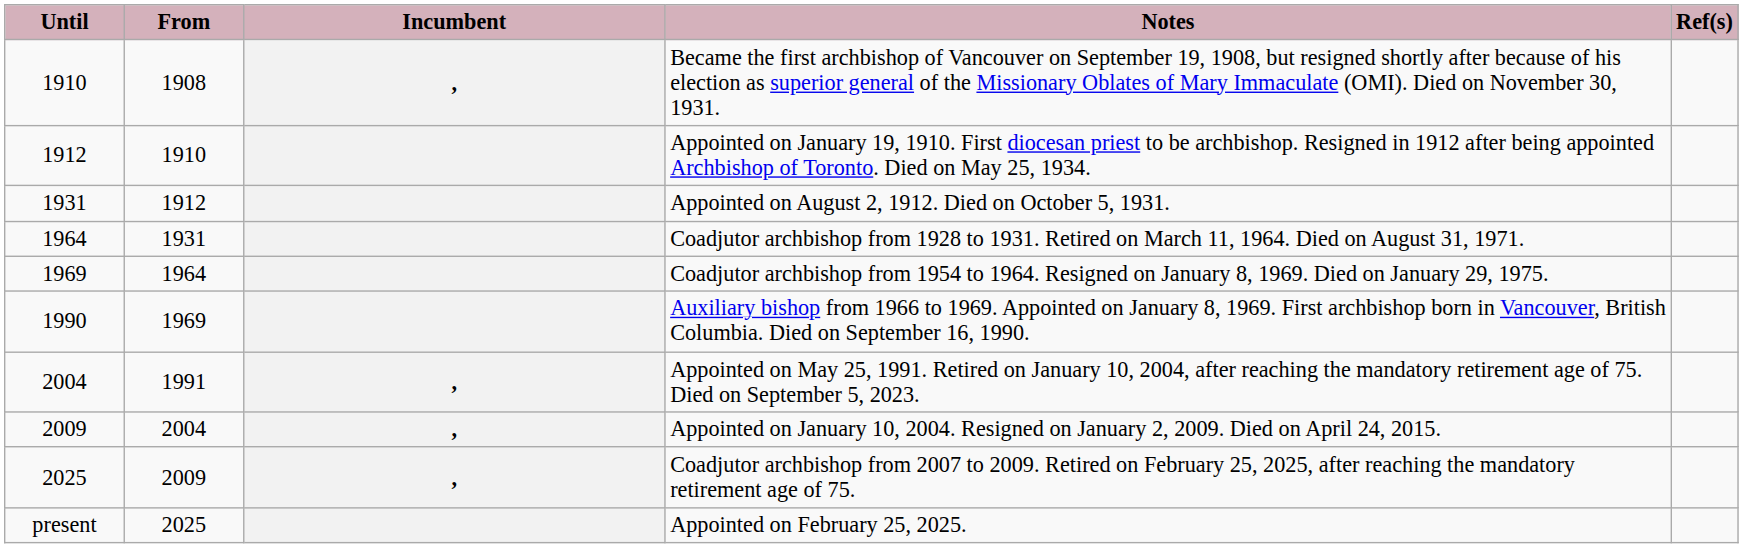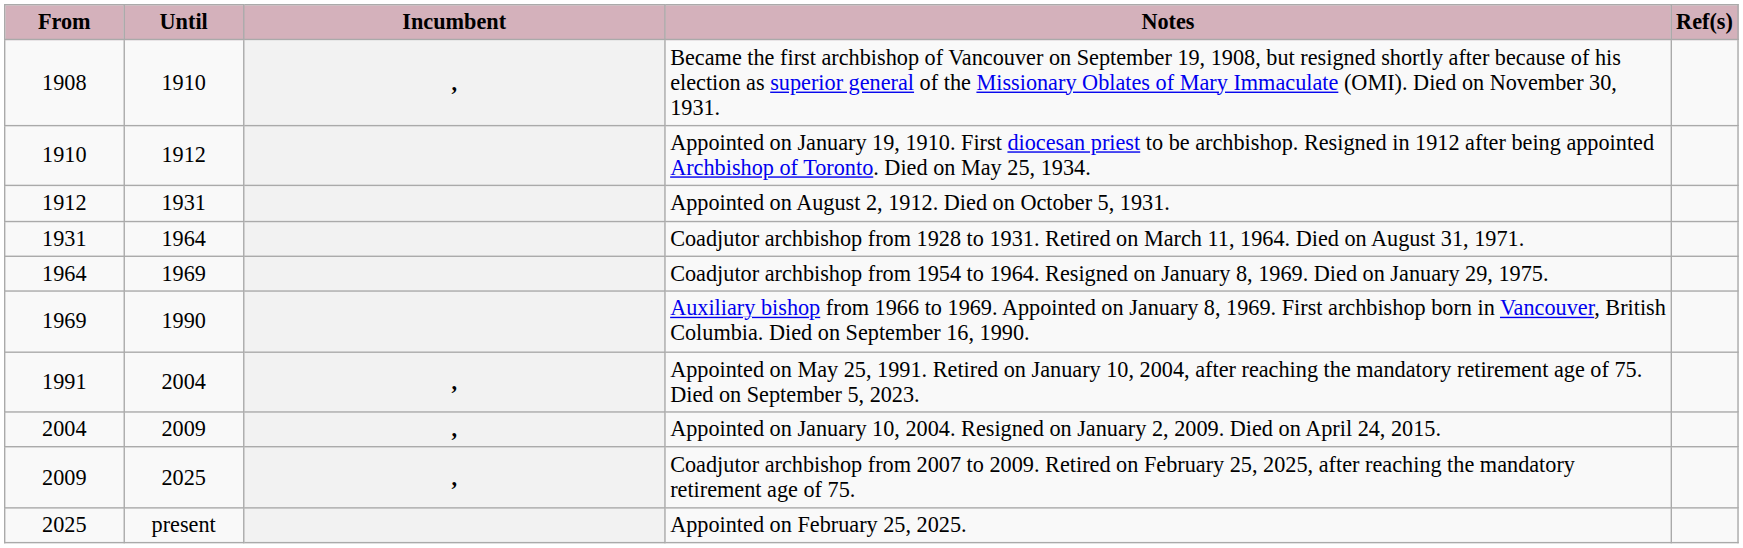columns swapped: (184, 22) <-> (64, 22)
